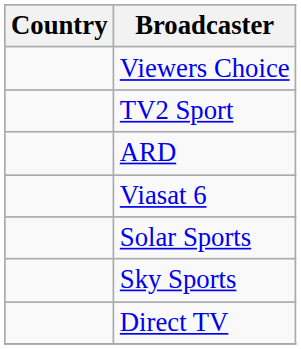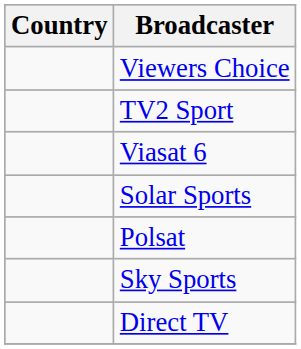- row: (148, 152)
+ row: (152, 237)
